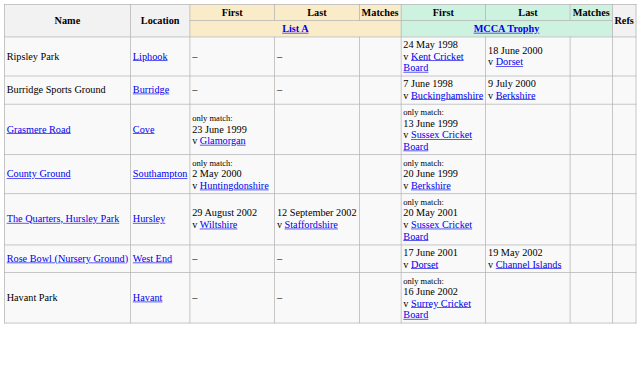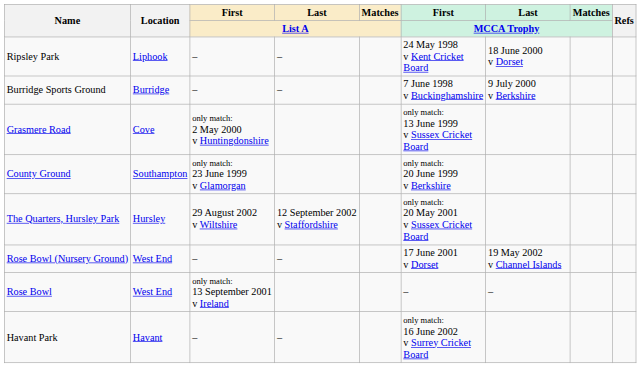(219, 130) only match: 23 June 1999 v Glamorgan -> (230, 130) only match: 2 May 2000 v Huntingdonshire
(230, 175) only match: 2 May 2000 v Huntingdonshire -> (219, 175) only match: 23 June 1999 v Glamorgan
+ row: (29, 292)
